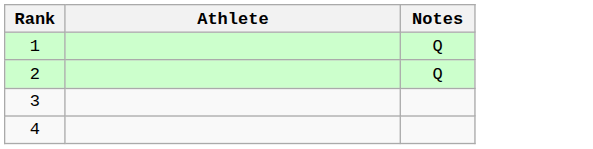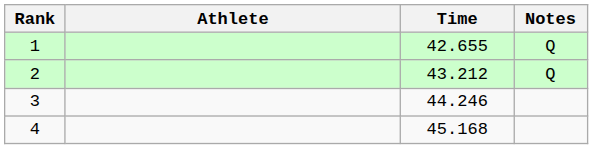+ column: (457, 19)
